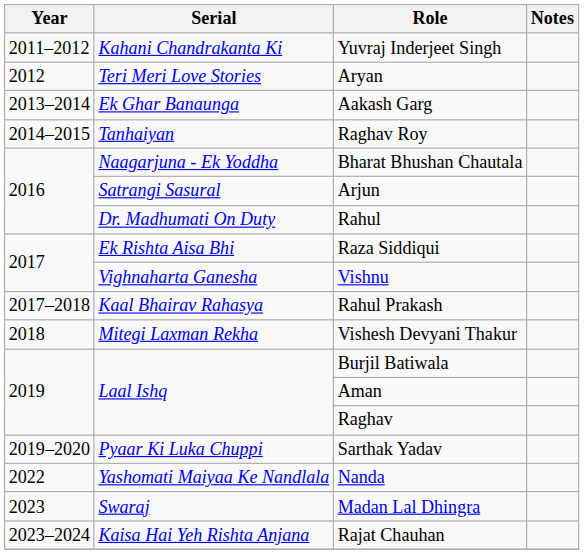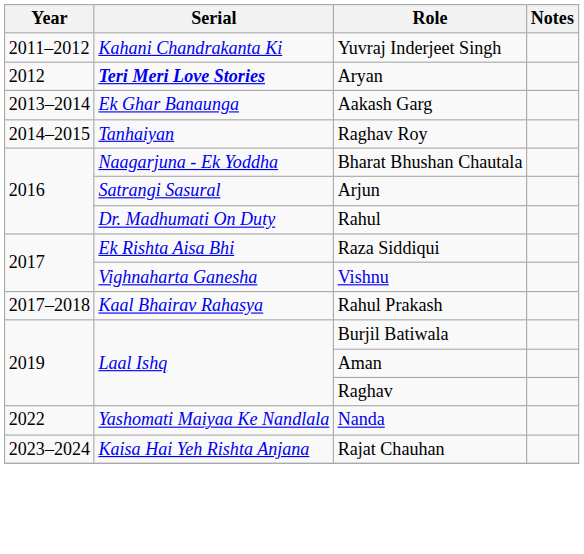(180, 76) normal -> (182, 76) bold
- row: (427, 334)
- row: (390, 448)
- row: (409, 506)
